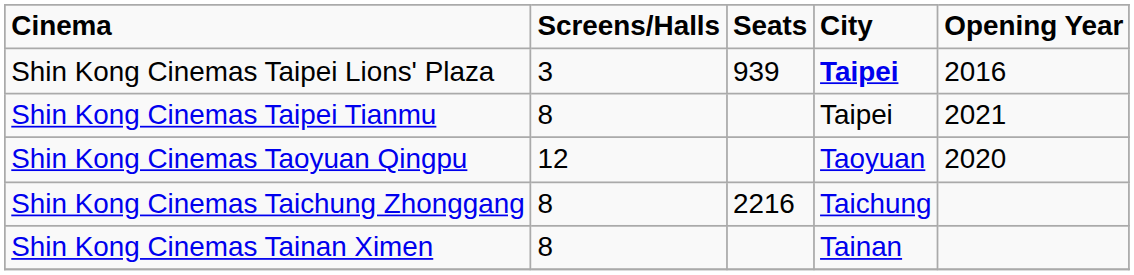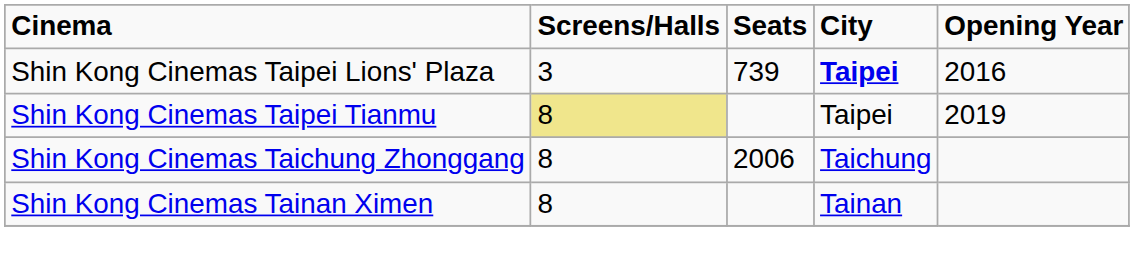(756, 70) 939 -> (756, 70) 739
(545, 114) no background -> (545, 114) khaki background
(975, 114) 2021 -> (975, 114) 2019
- row: (239, 159)
(764, 203) 2216 -> (764, 159) 2006
